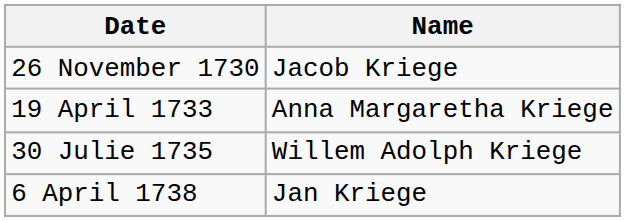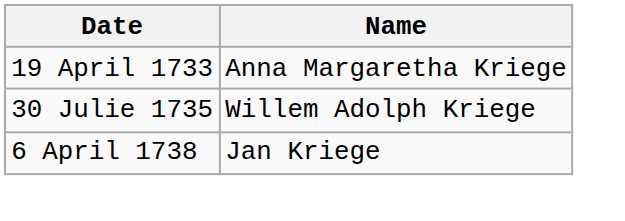- row: (135, 68)
